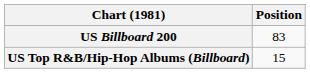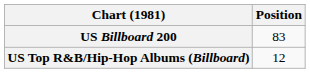(279, 57) 15 -> (279, 57) 12
